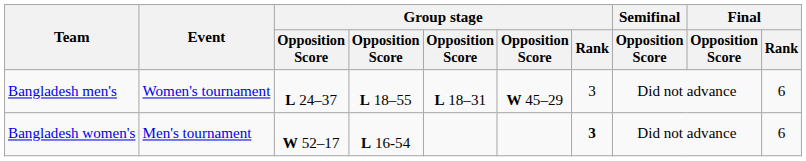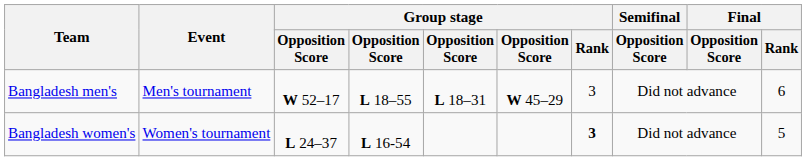(206, 91) Women's tournament -> (197, 91) Men's tournament
(311, 100) L 24–37 -> (311, 100) W 52–17
(197, 134) Men's tournament -> (206, 134) Women's tournament
(311, 143) W 52–17 -> (311, 143) L 24–37
(782, 134) 6 -> (782, 134) 5
